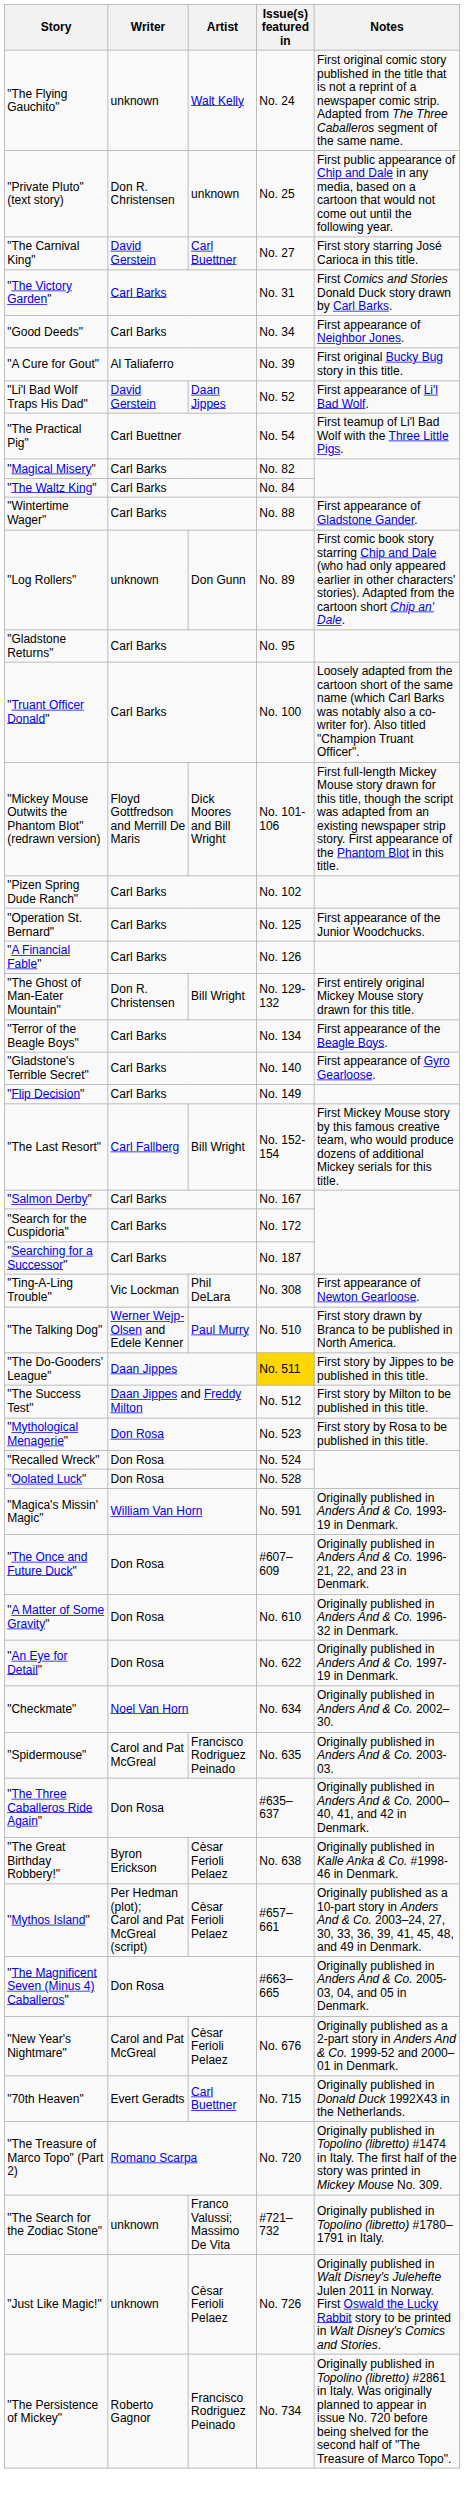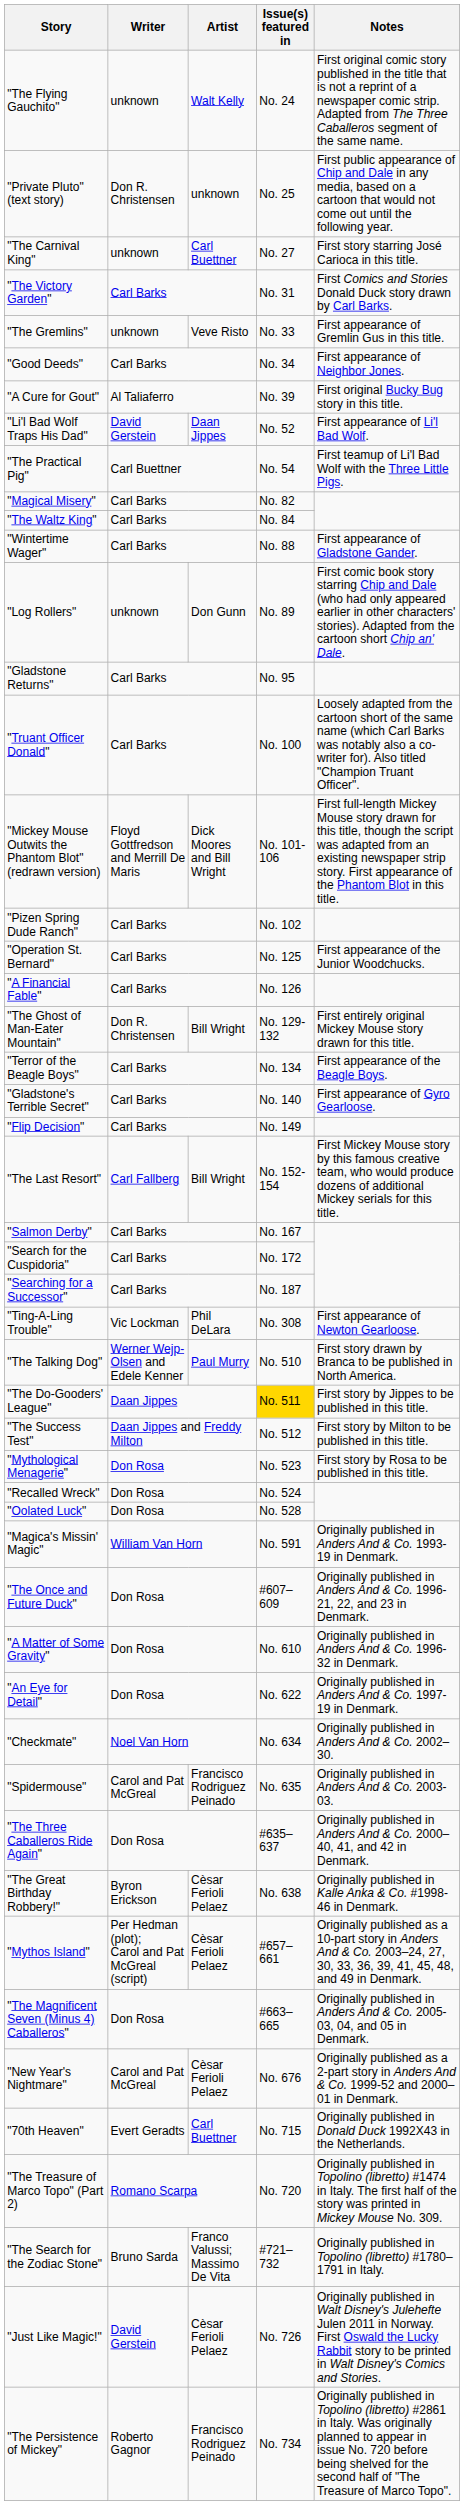(133, 253) David Gerstein -> (135, 253) unknown
+ row: (47, 331)
(135, 2224) unknown -> (144, 2257) Bruno Sarda
(135, 2304) unknown -> (133, 2337) David Gerstein
